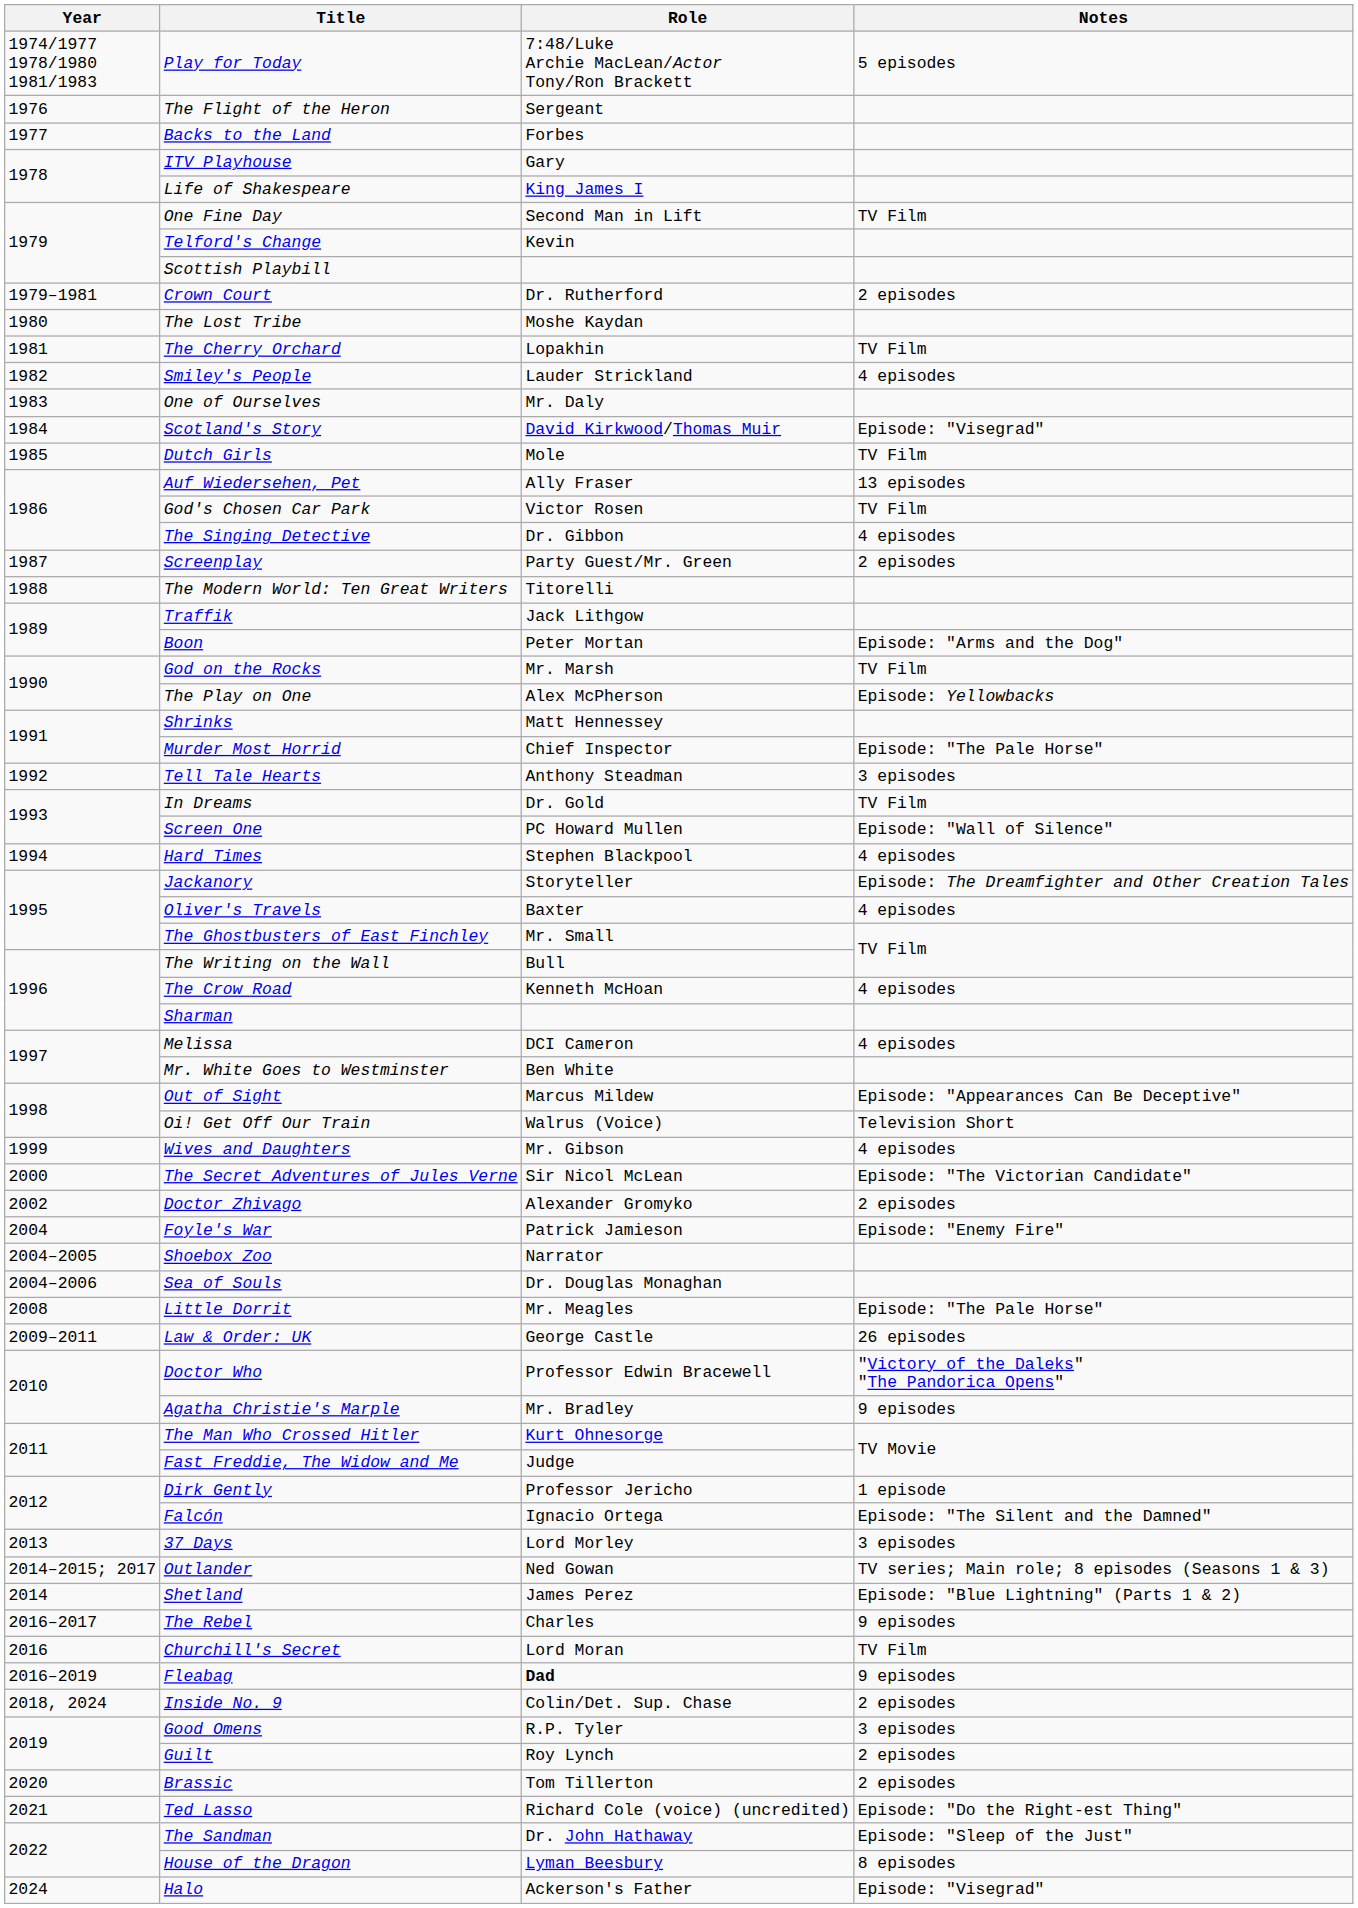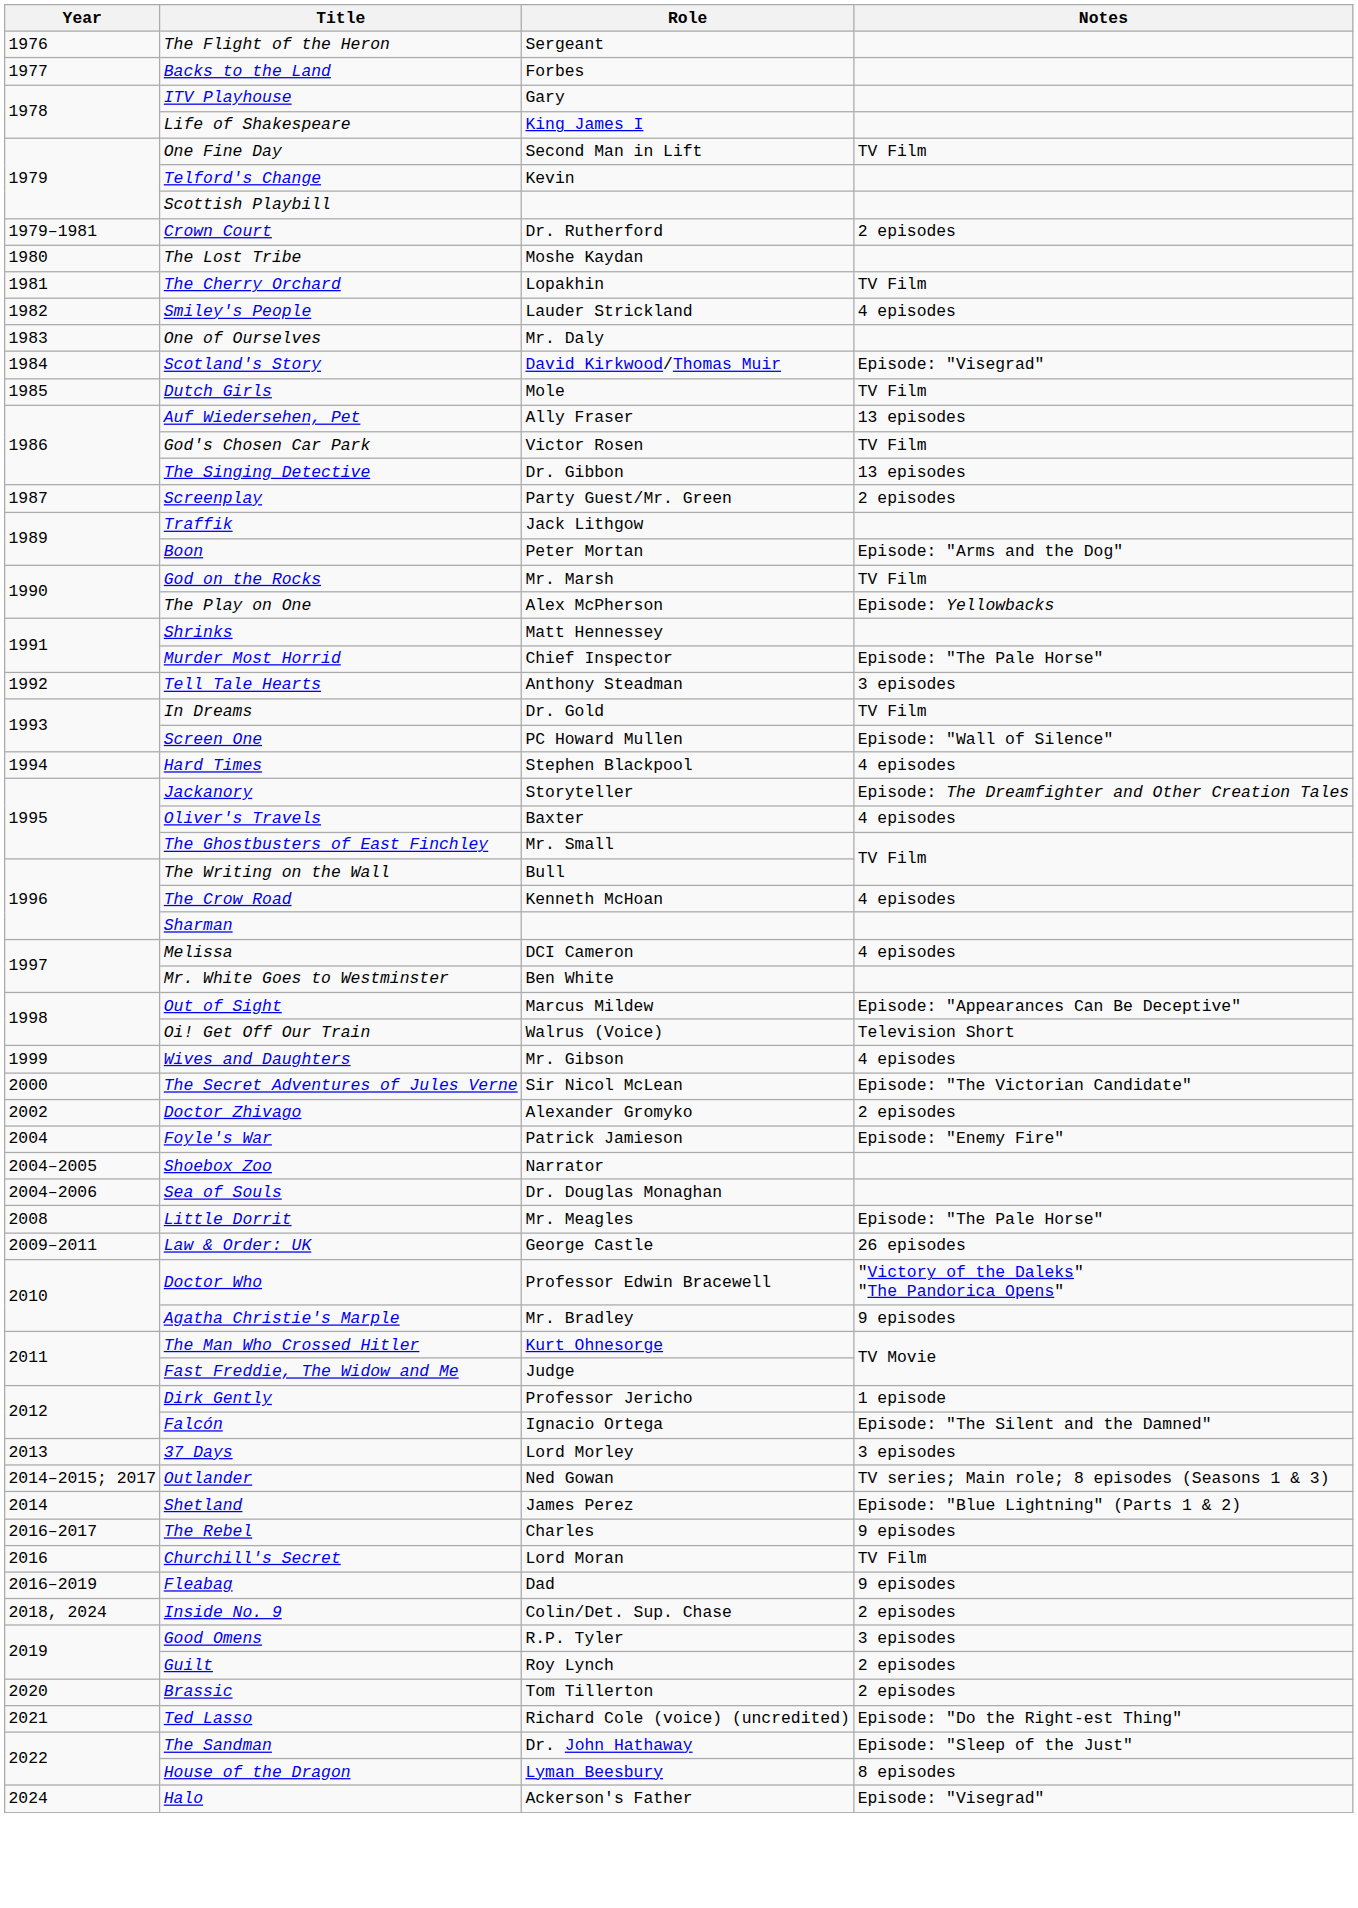- row: (233, 64)
(907, 536) 4 episodes -> (912, 472) 13 episodes
- row: (336, 590)
(540, 1676) bold -> (540, 1585) normal
